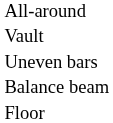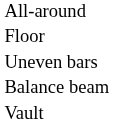rows swapped: (24, 36) <-> (25, 112)
